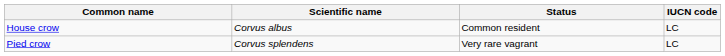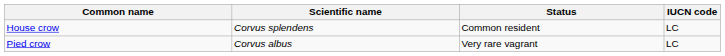(263, 28) Corvus albus -> (274, 28) Corvus splendens
(274, 43) Corvus splendens -> (263, 43) Corvus albus
